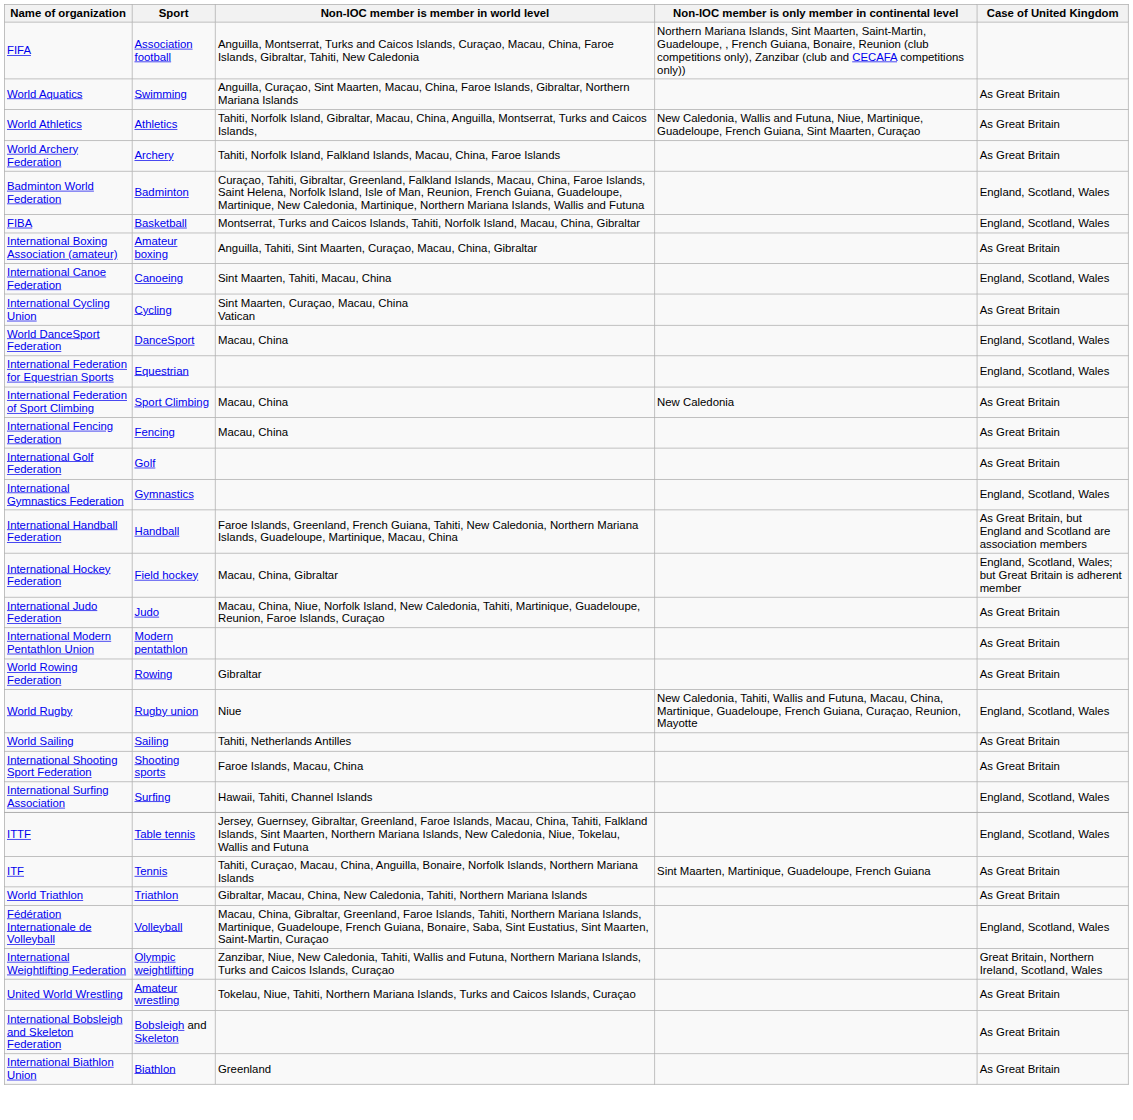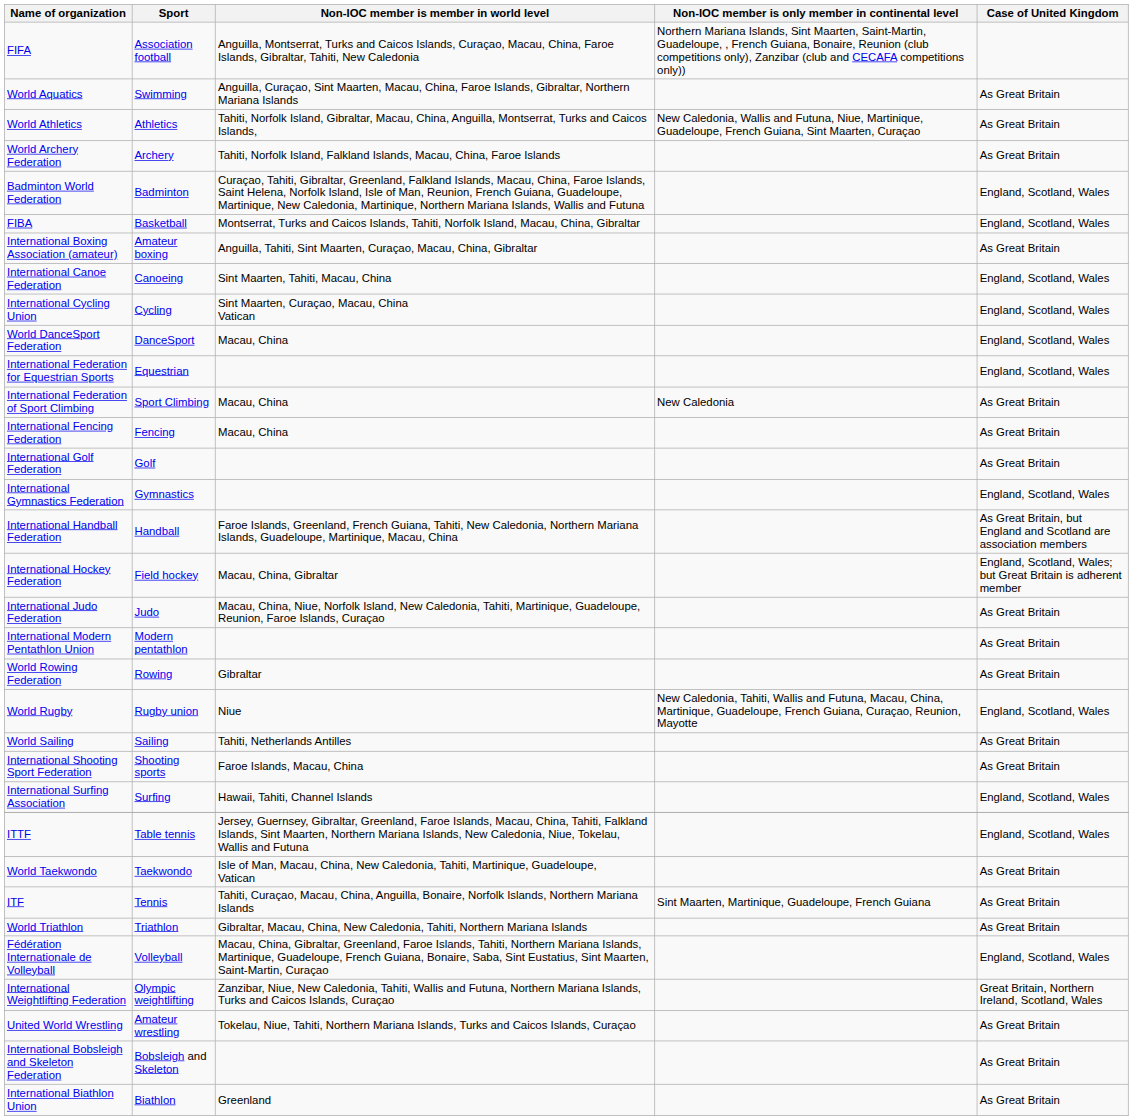(1020, 309) As Great Britain -> (1044, 309) England, Scotland, Wales
+ row: (52, 871)
